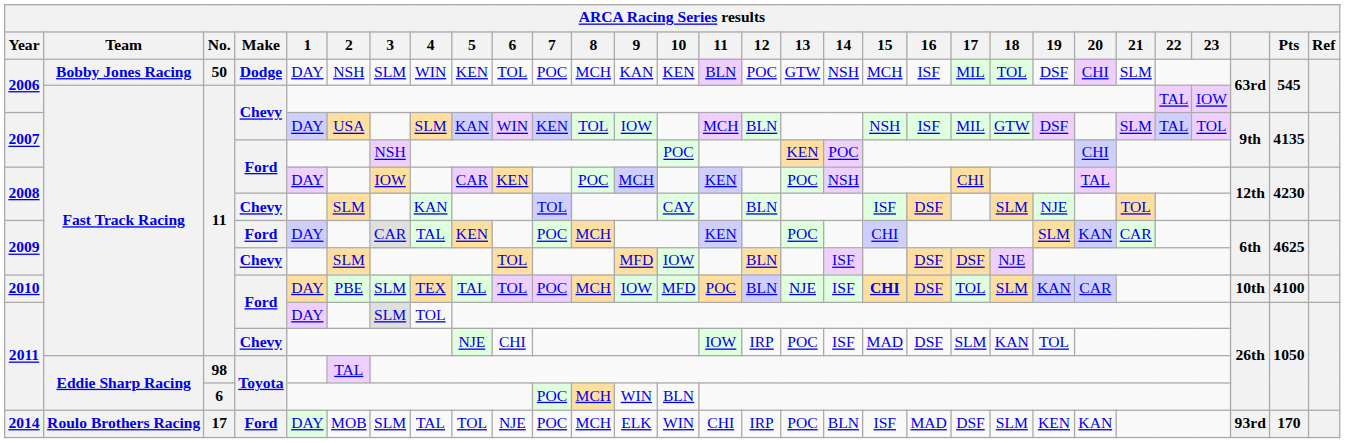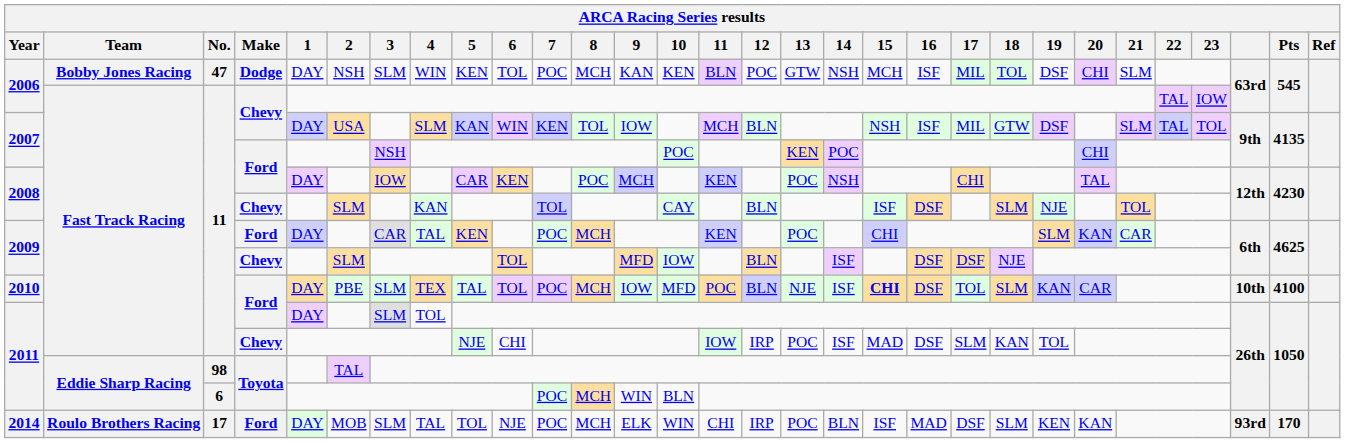(219, 72) 50 -> (219, 72) 47
